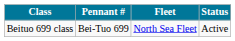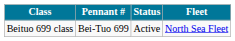columns swapped: (215, 12) <-> (165, 12)
